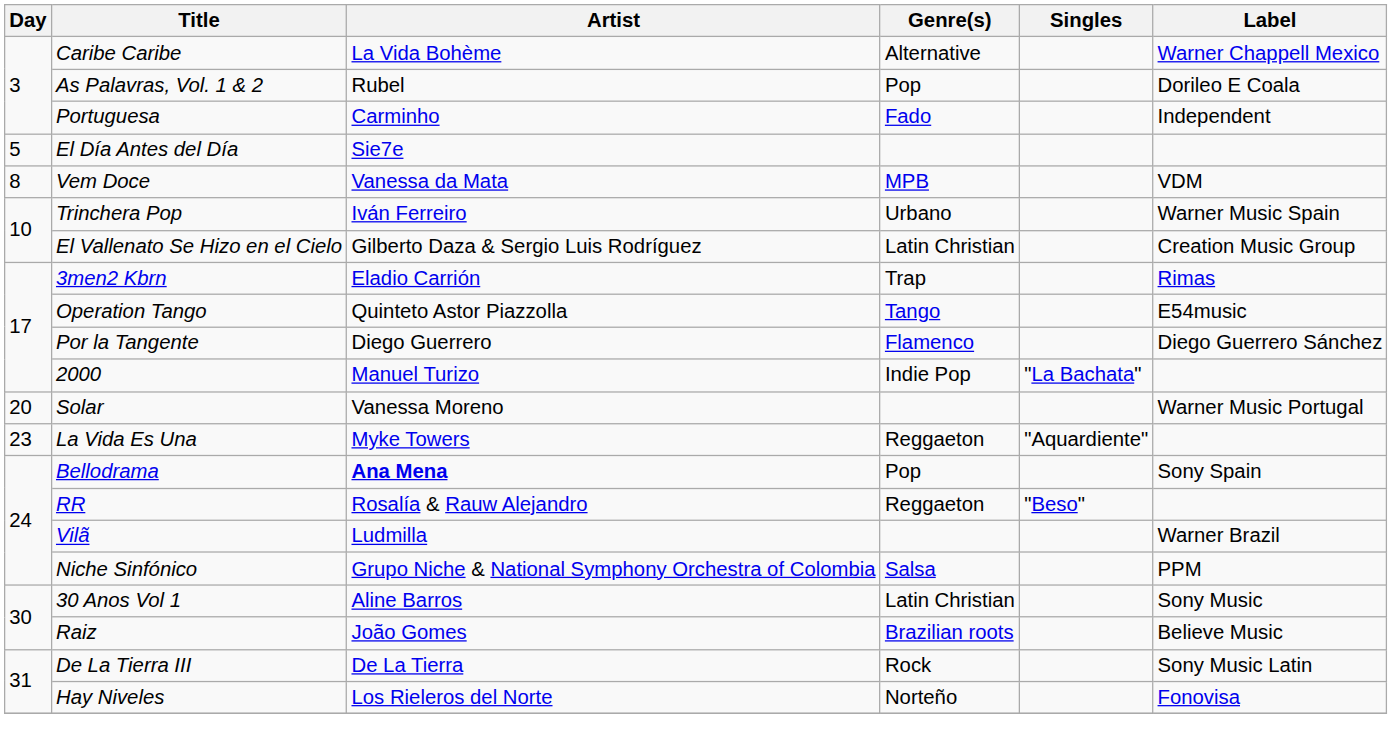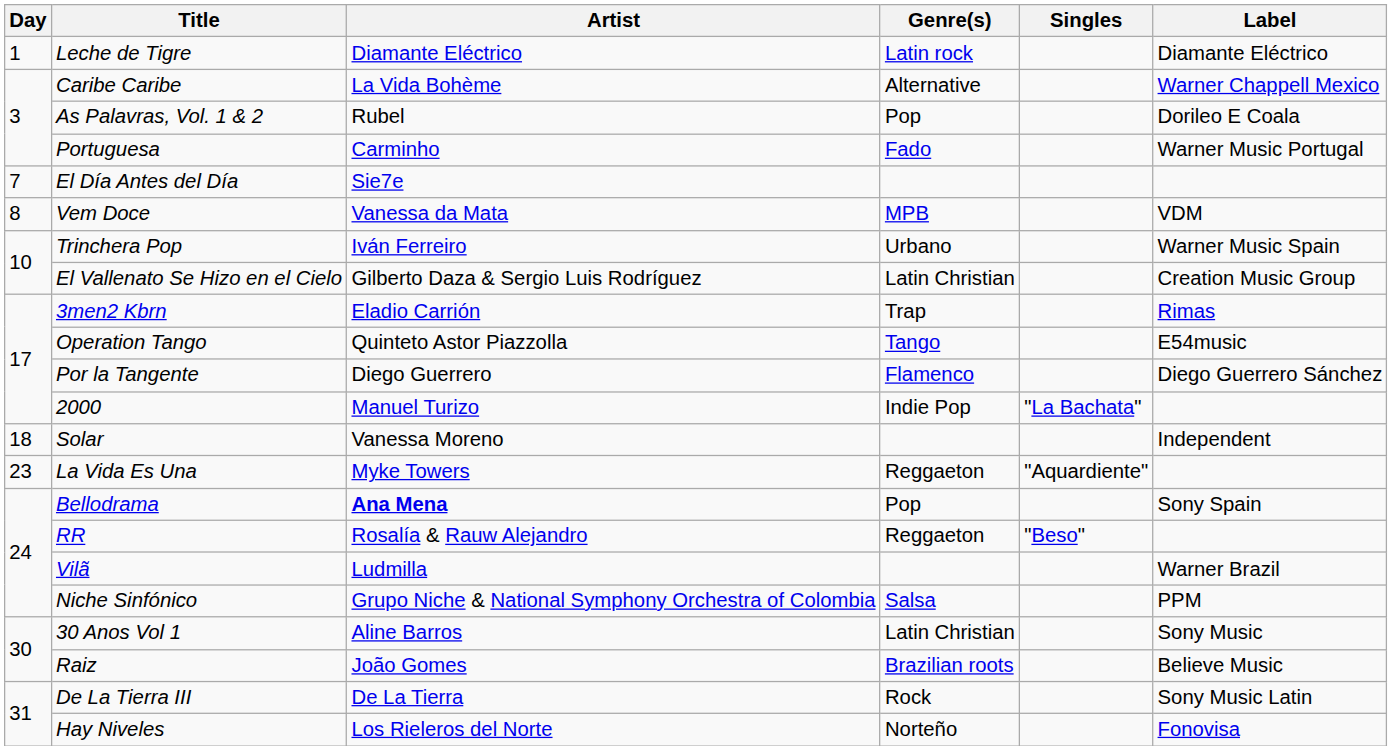+ row: (124, 52)
(1214, 117) Independent -> (1261, 149) Warner Music Portugal
(15, 149) 5 -> (15, 181) 7
(21, 407) 20 -> (21, 439) 18
(1261, 407) Warner Music Portugal -> (1214, 439) Independent
